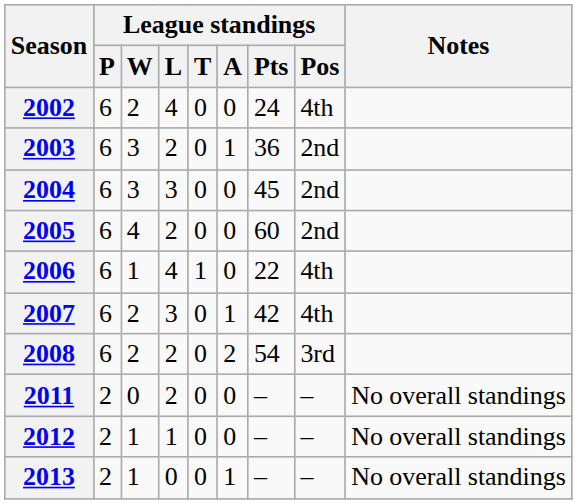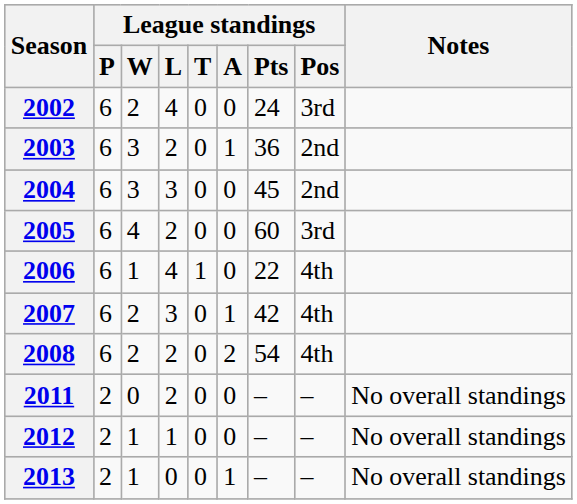(317, 107) 4th -> (318, 107) 3rd
(320, 230) 2nd -> (318, 230) 3rd
(318, 353) 3rd -> (317, 353) 4th
